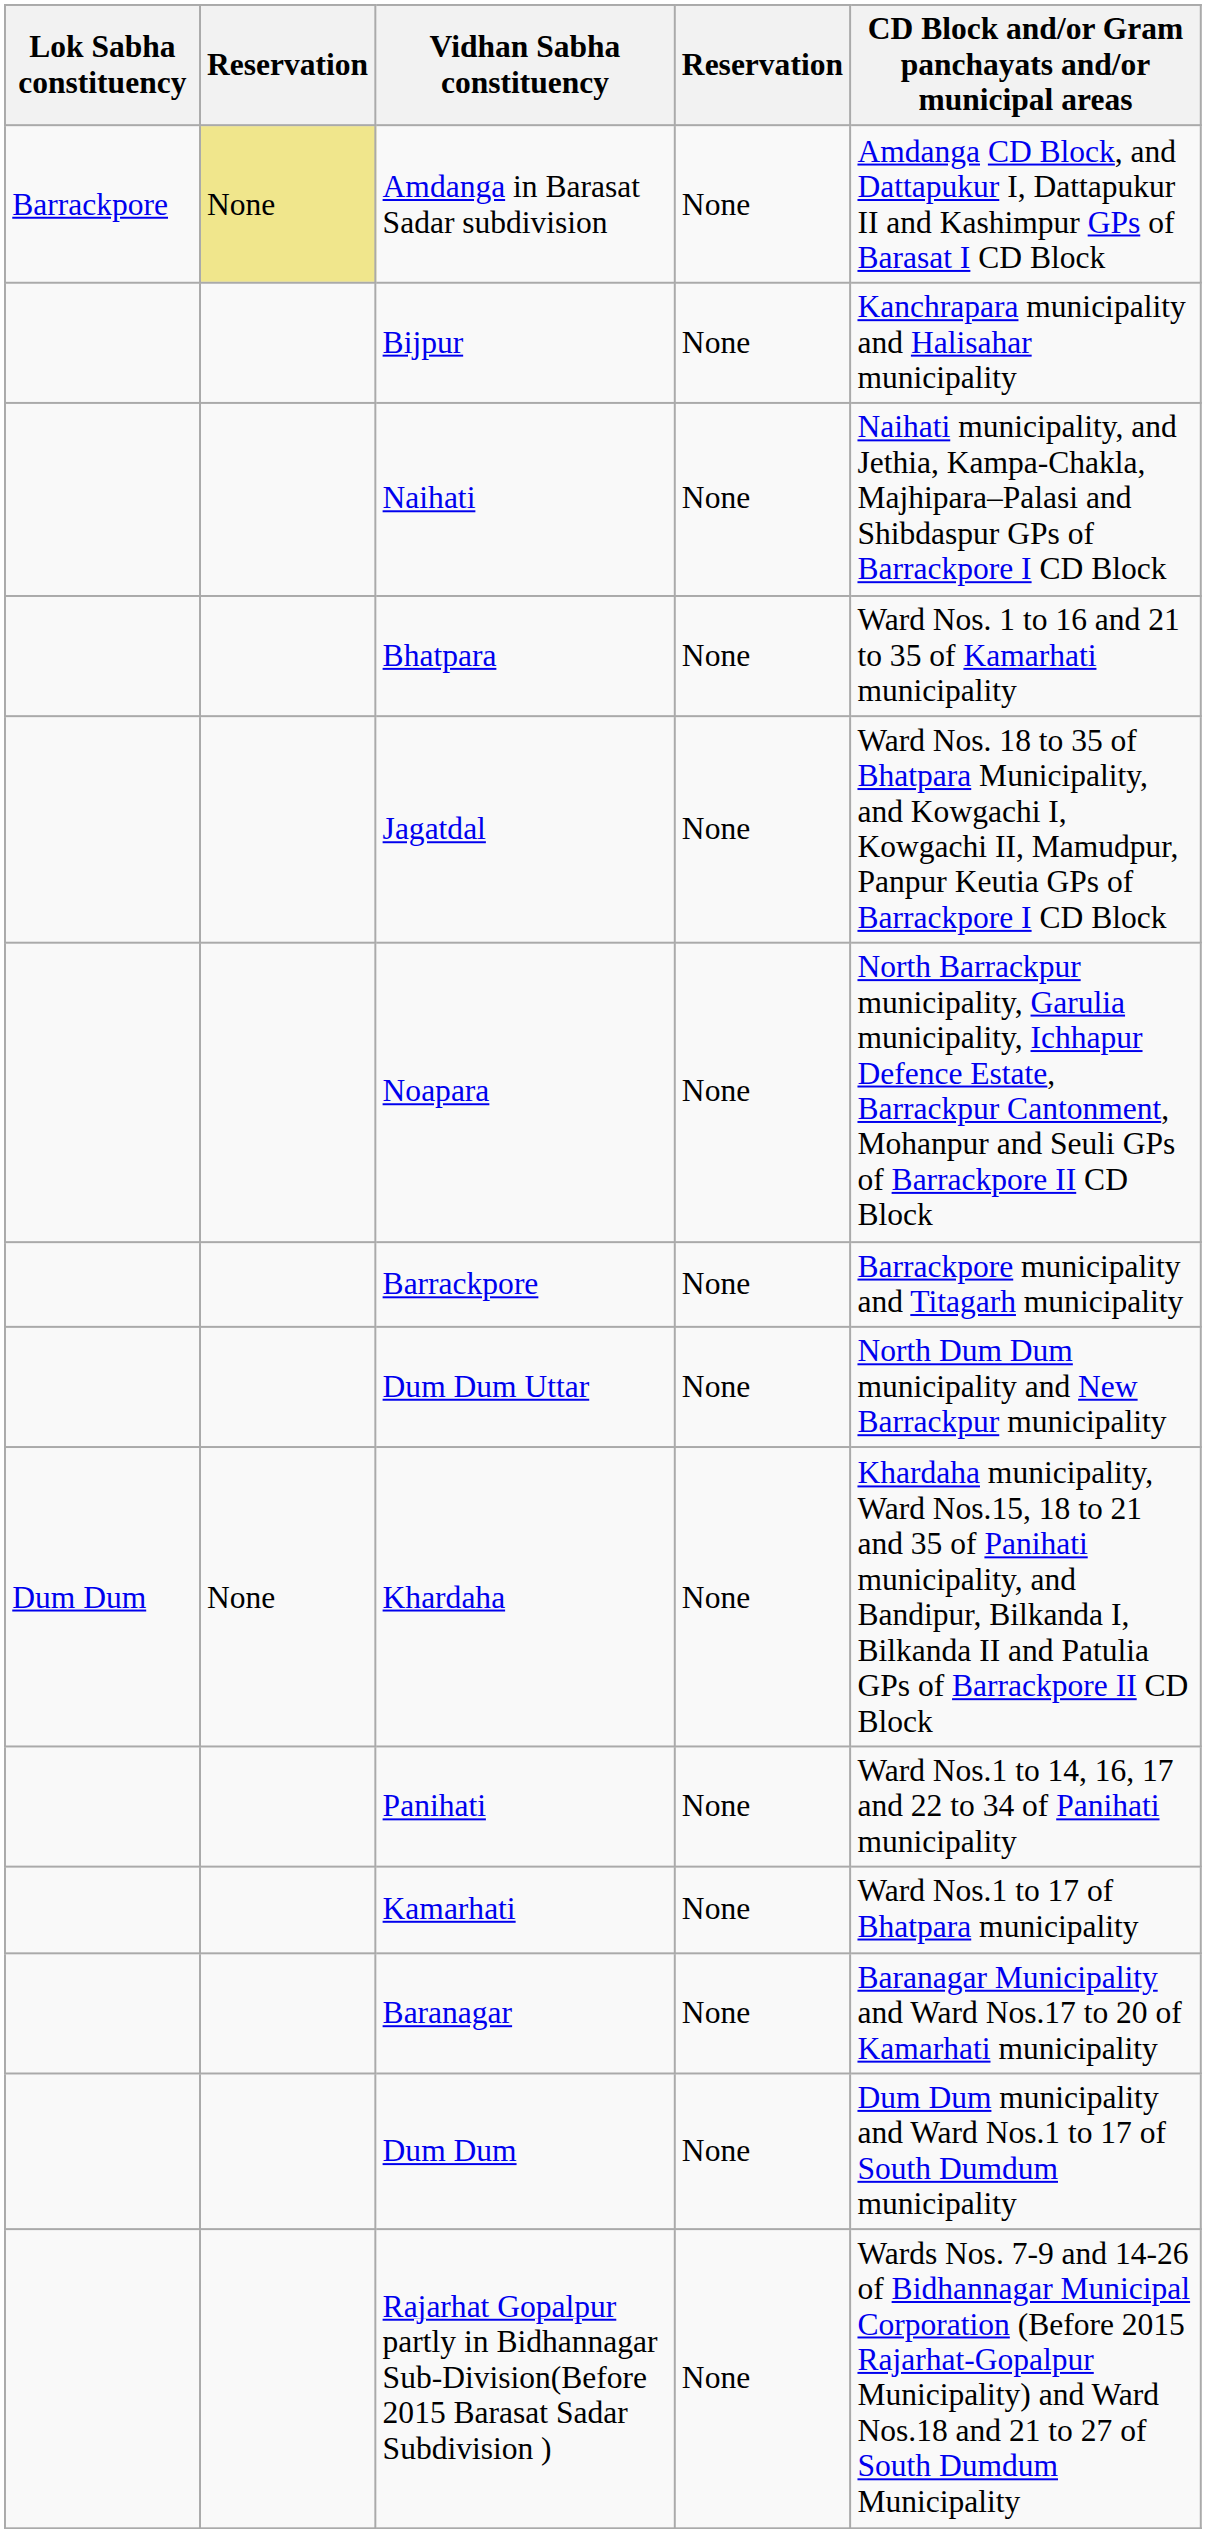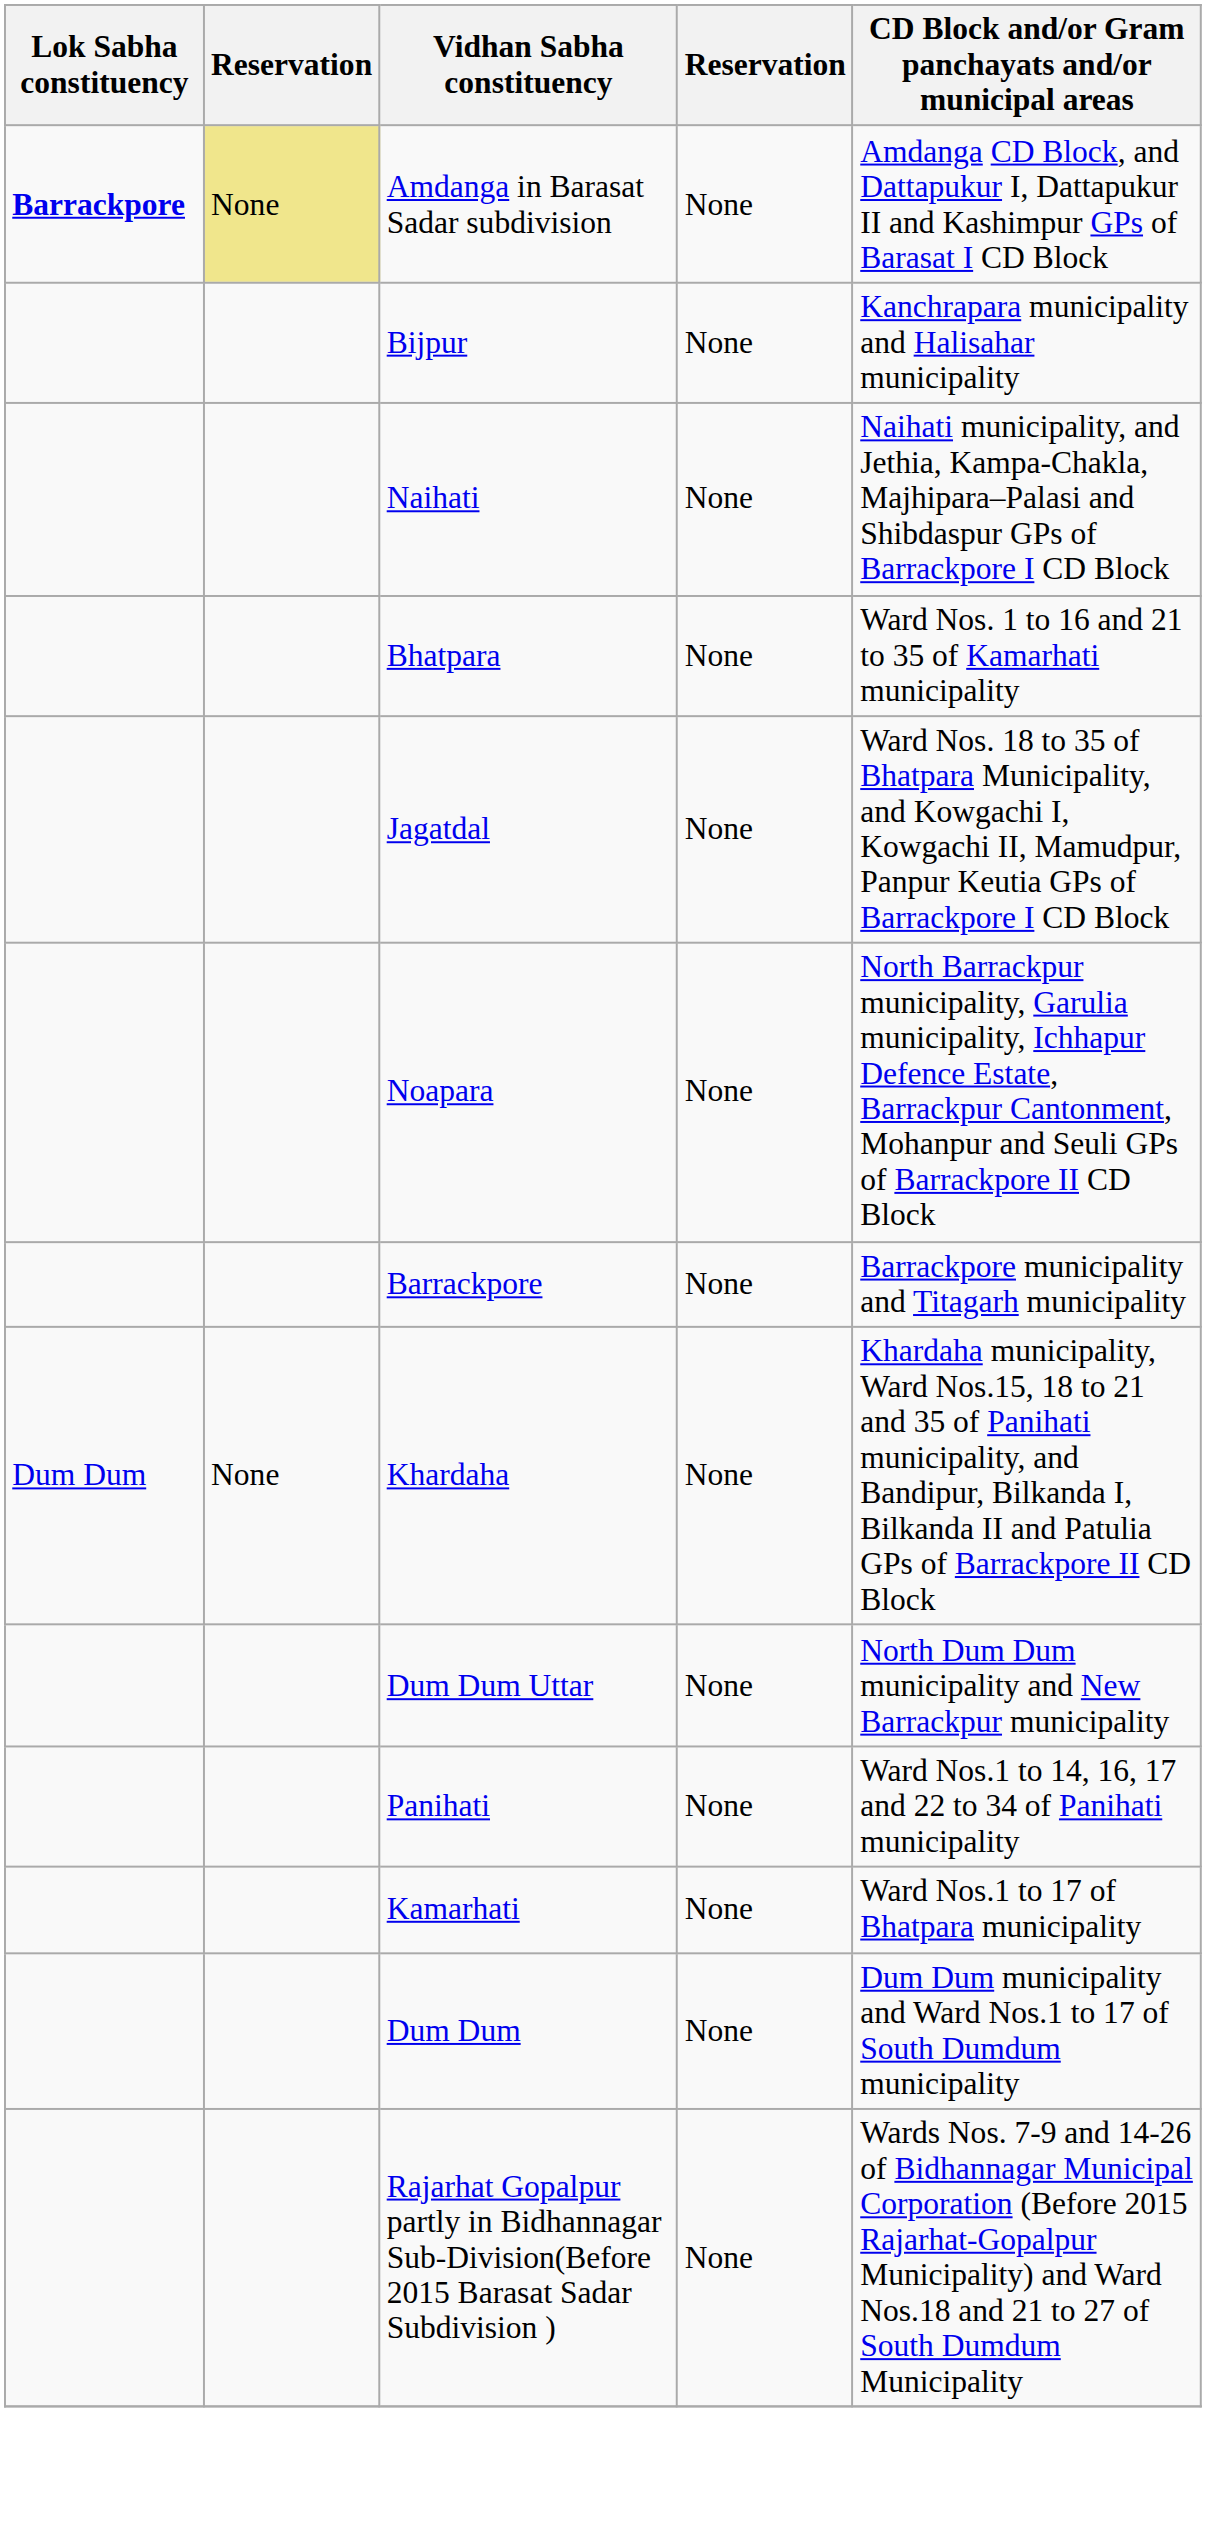(90, 203) normal -> (99, 203) bold
rows swapped: (444, 1596) <-> (486, 1386)
- row: (447, 2012)
